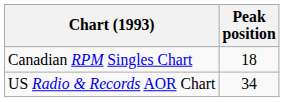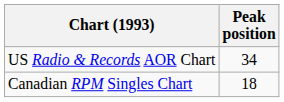rows swapped: (100, 59) <-> (112, 84)
